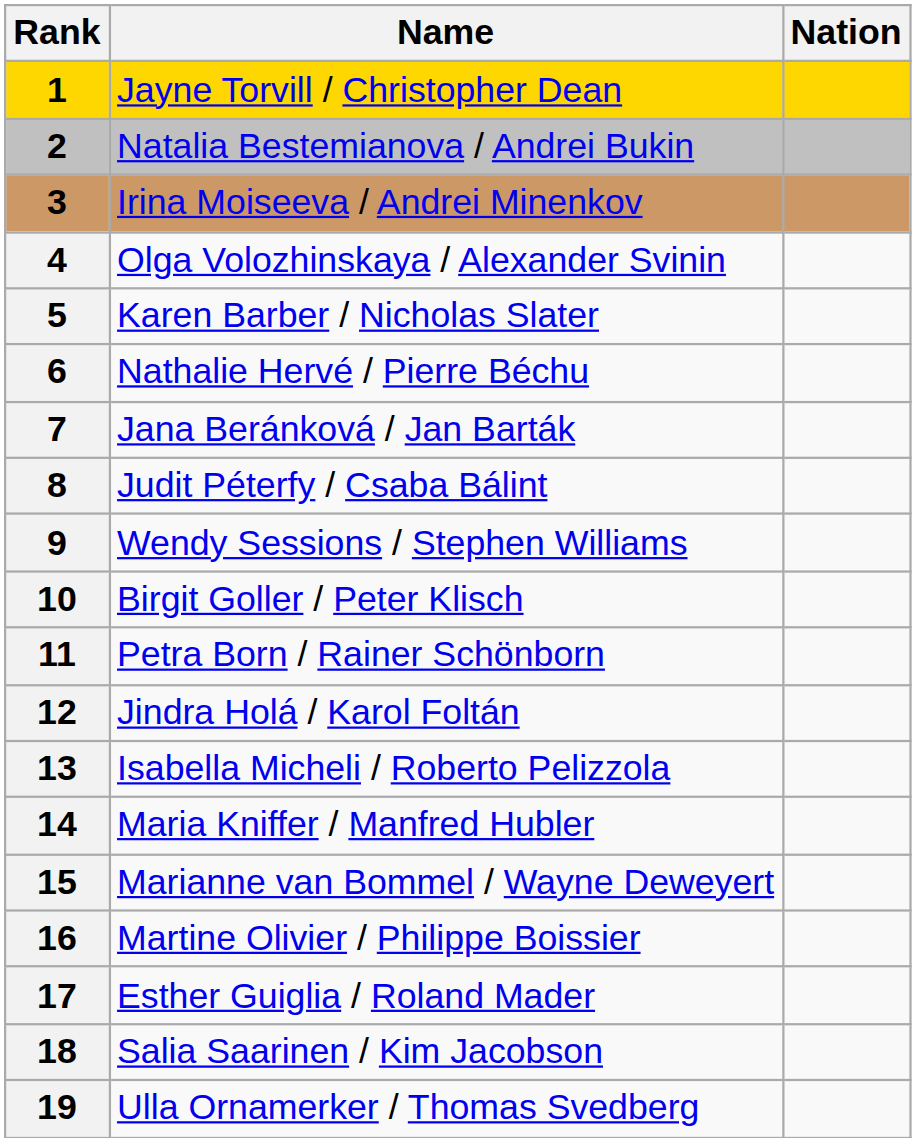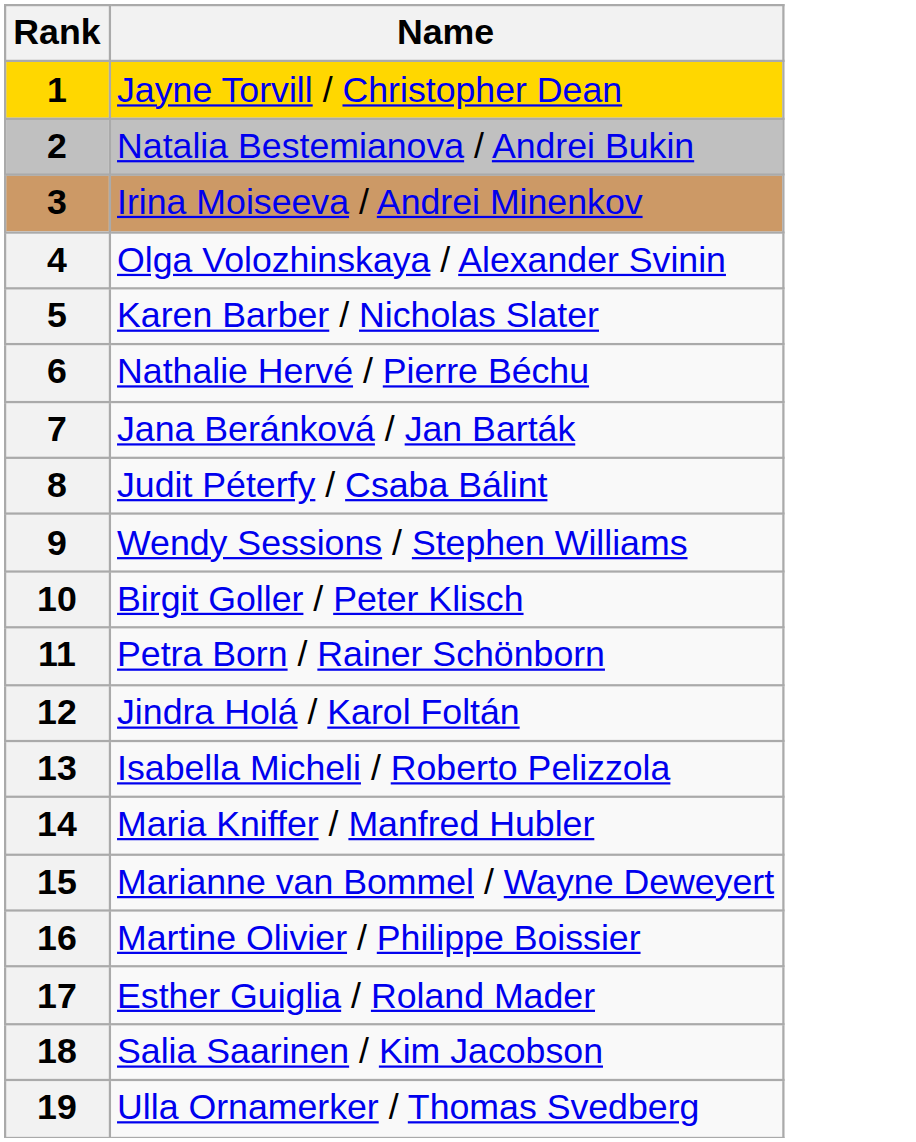- column: (846, 32)
